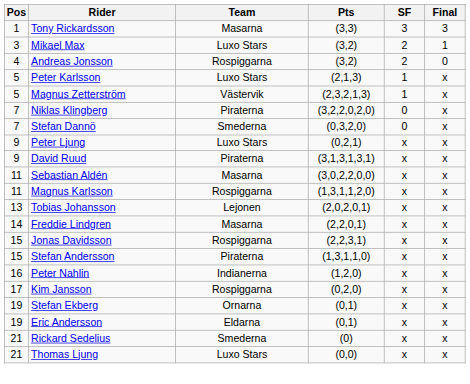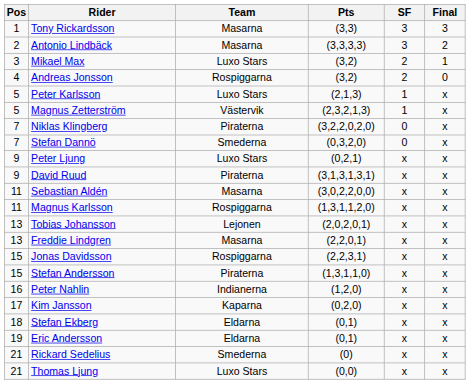+ row: (72, 45)
(16, 224) 14 -> (16, 240) 13
(242, 289) Rospiggarna -> (242, 306) Kaparna
(16, 306) 19 -> (16, 322) 18
(242, 306) Ornarna -> (242, 322) Eldarna
